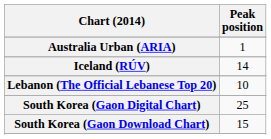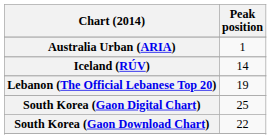(243, 85) 10 -> (243, 85) 19
(243, 124) 15 -> (243, 124) 22
